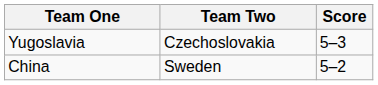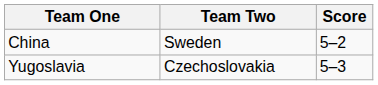rows swapped: (46, 42) <-> (29, 67)
